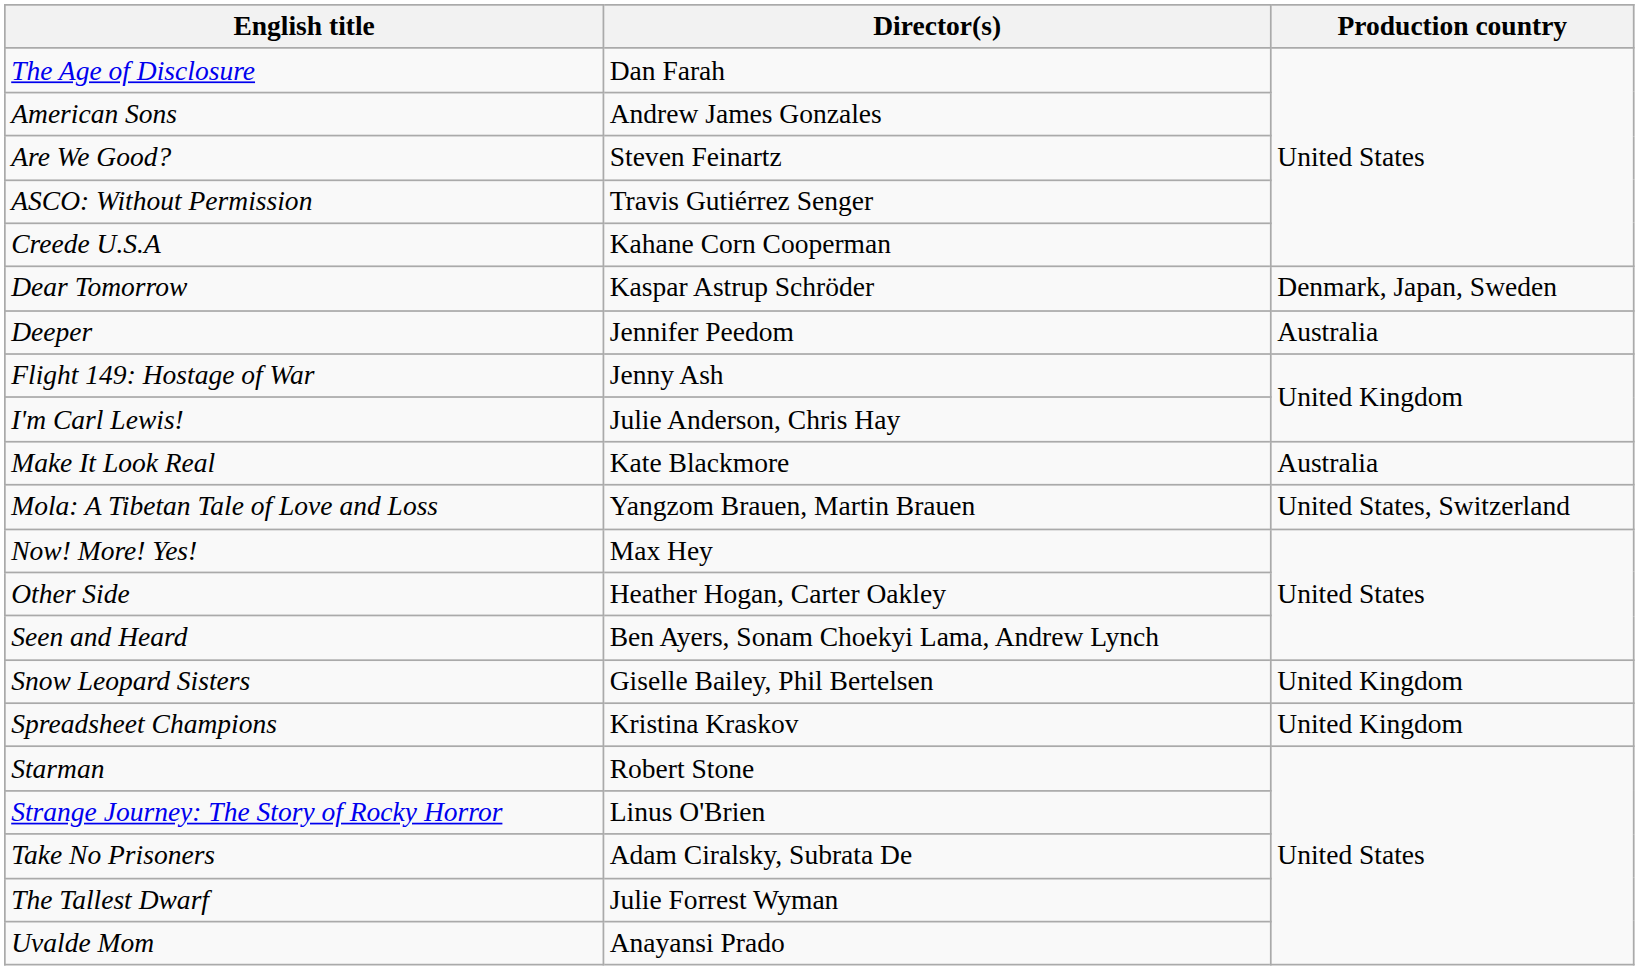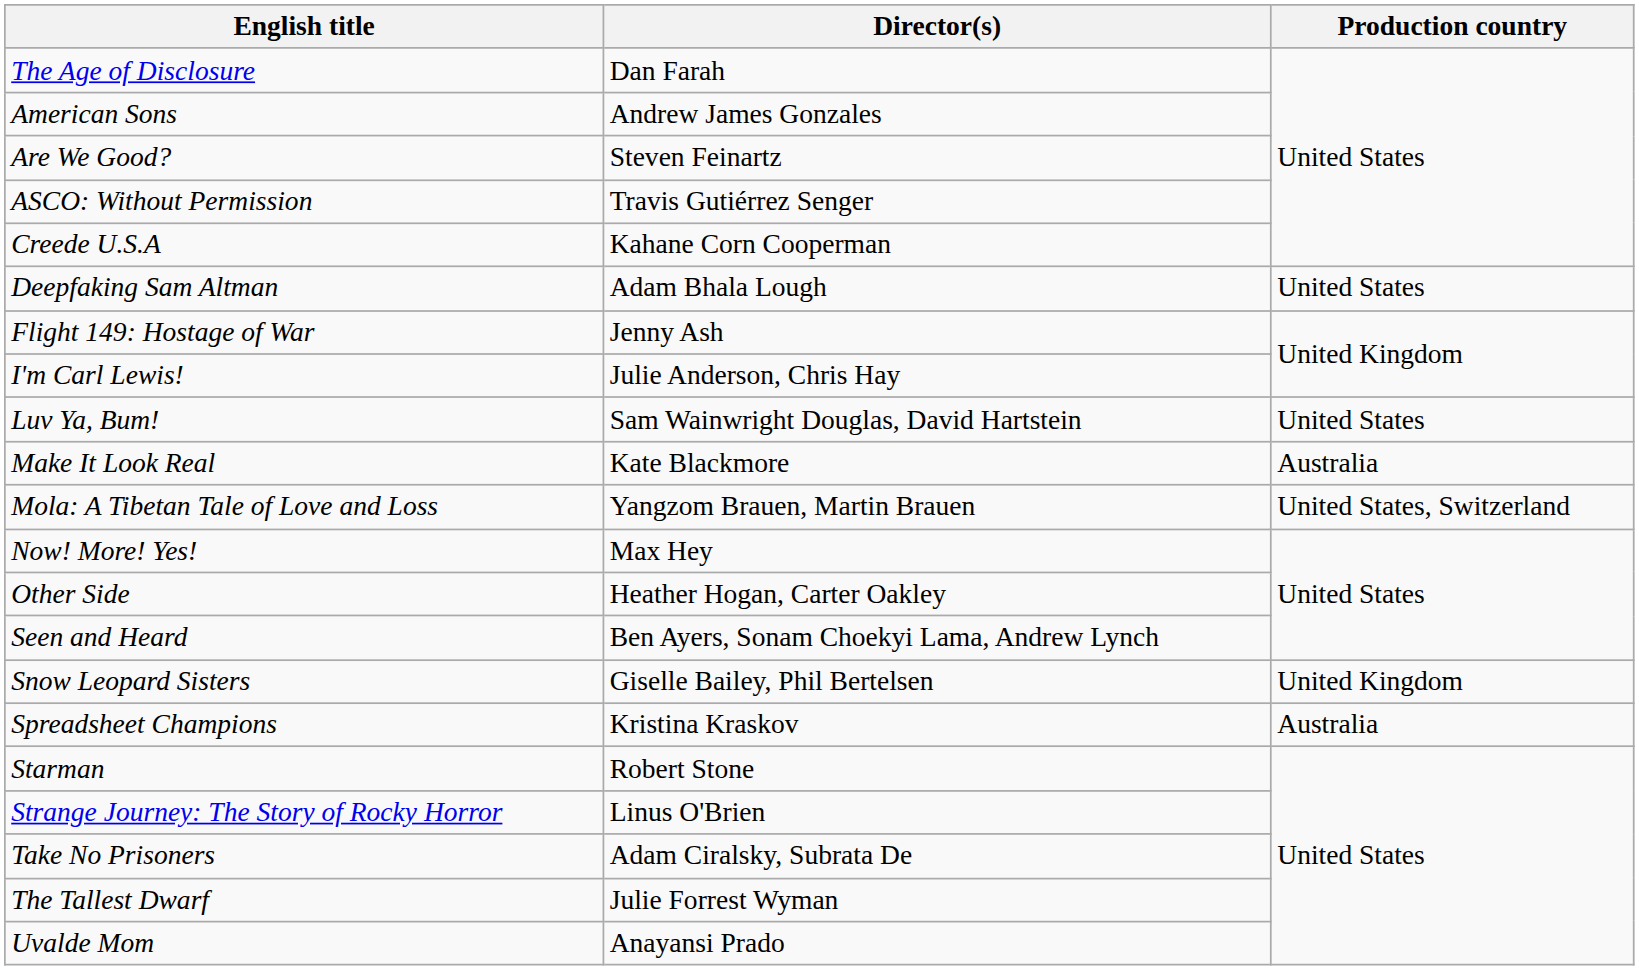- row: (99, 288)
- row: (52, 331)
+ row: (145, 288)
+ row: (85, 419)
(1370, 724) United Kingdom -> (1328, 724) Australia
